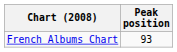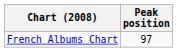(146, 39) 93 -> (146, 39) 97
